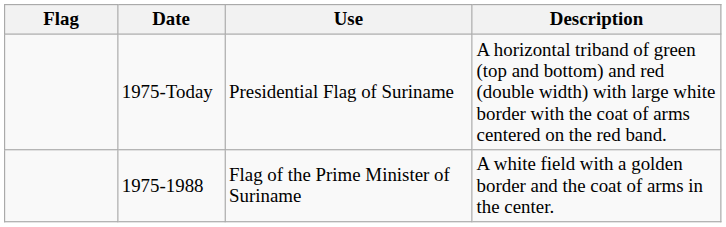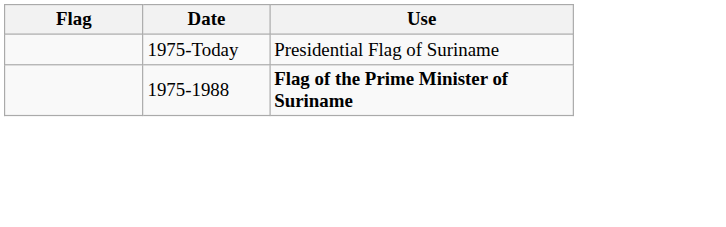- column: (597, 19)
(339, 185) normal -> (391, 89) bold
